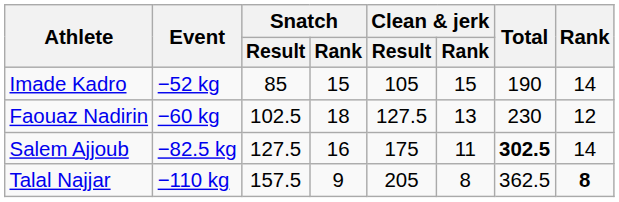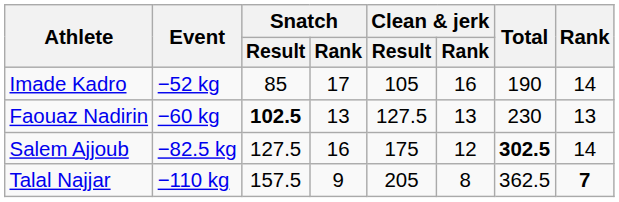(338, 84) 15 -> (338, 84) 17
(465, 84) 15 -> (465, 84) 16
(276, 116) normal -> (276, 116) bold
(338, 116) 18 -> (338, 116) 13
(585, 116) 12 -> (585, 116) 13
(465, 149) 11 -> (465, 149) 12
(585, 181) 8 -> (585, 181) 7
